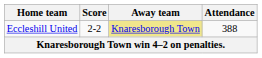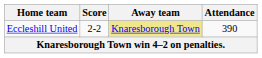(230, 28) 388 -> (230, 28) 390
